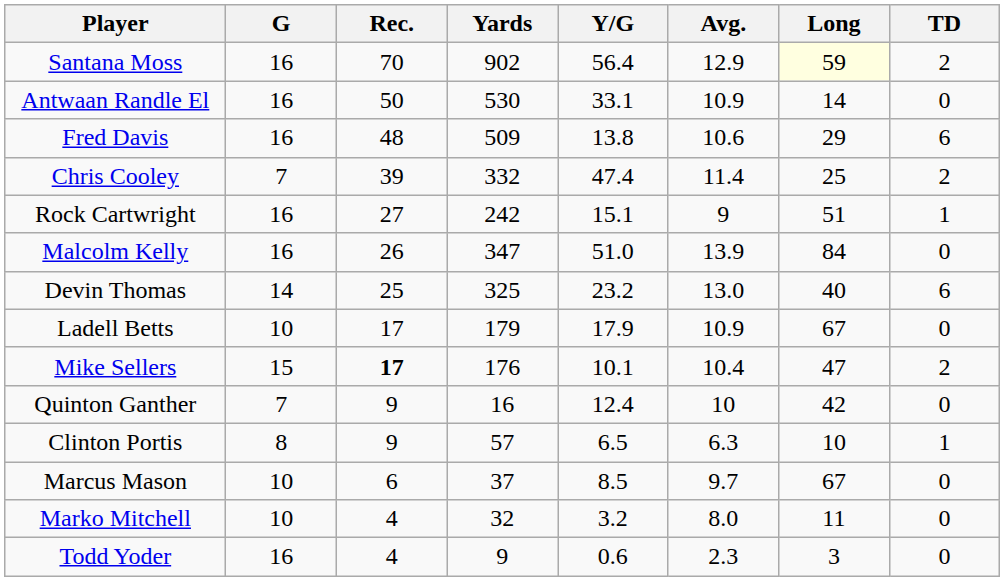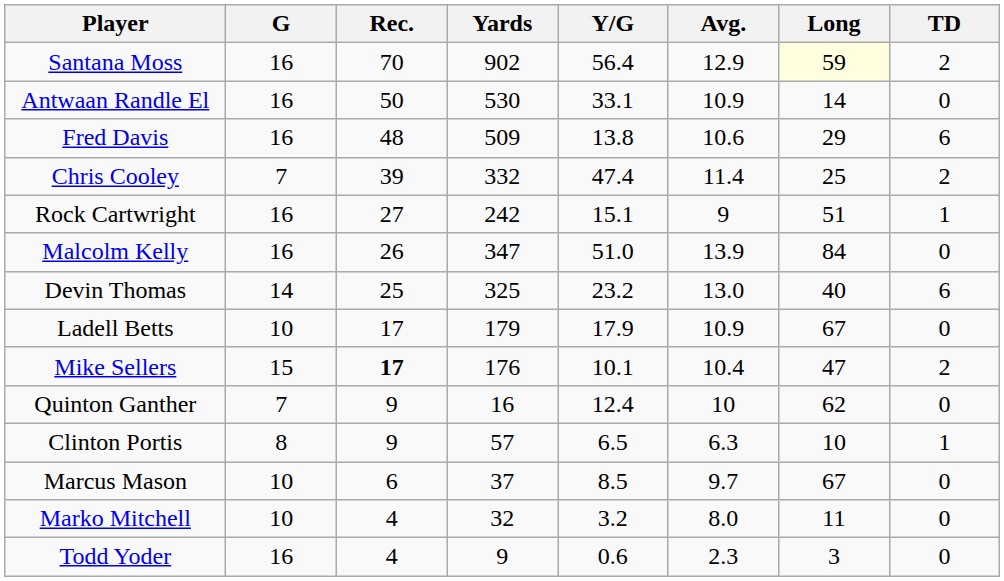(834, 404) 42 -> (834, 404) 62
